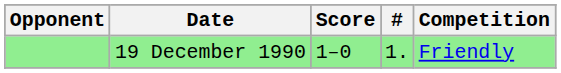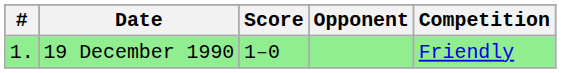columns swapped: (397, 21) <-> (58, 21)
